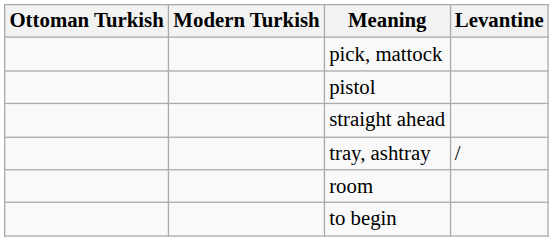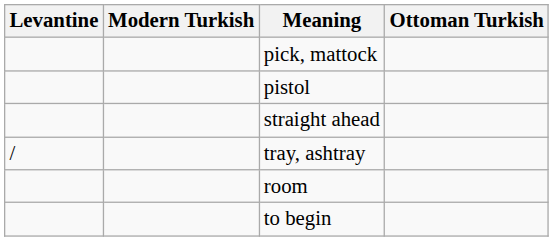columns swapped: (87, 20) <-> (499, 20)
